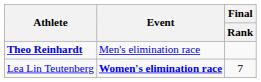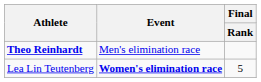(240, 68) 7 -> (240, 68) 5
